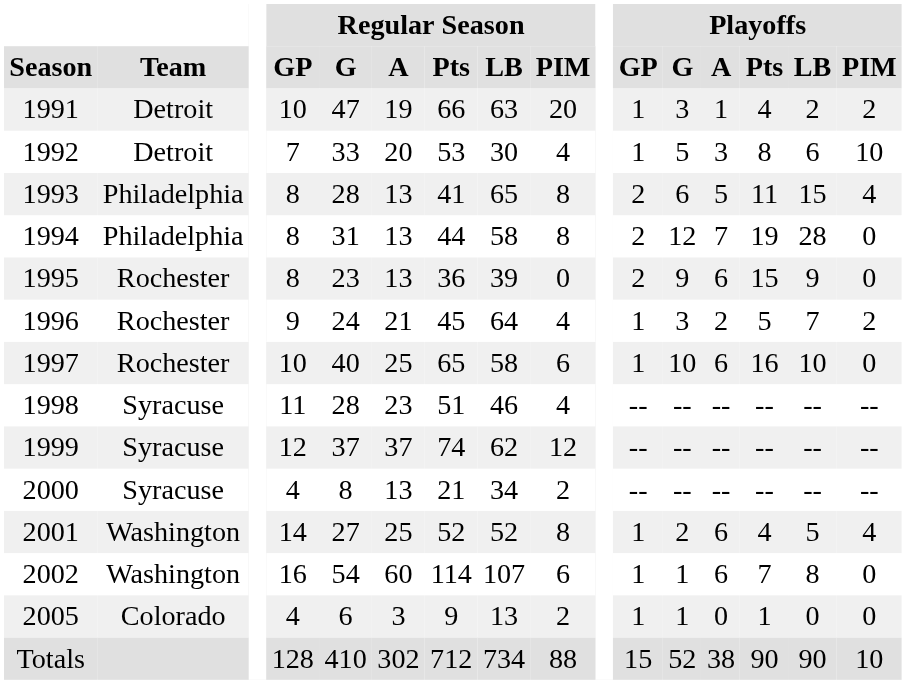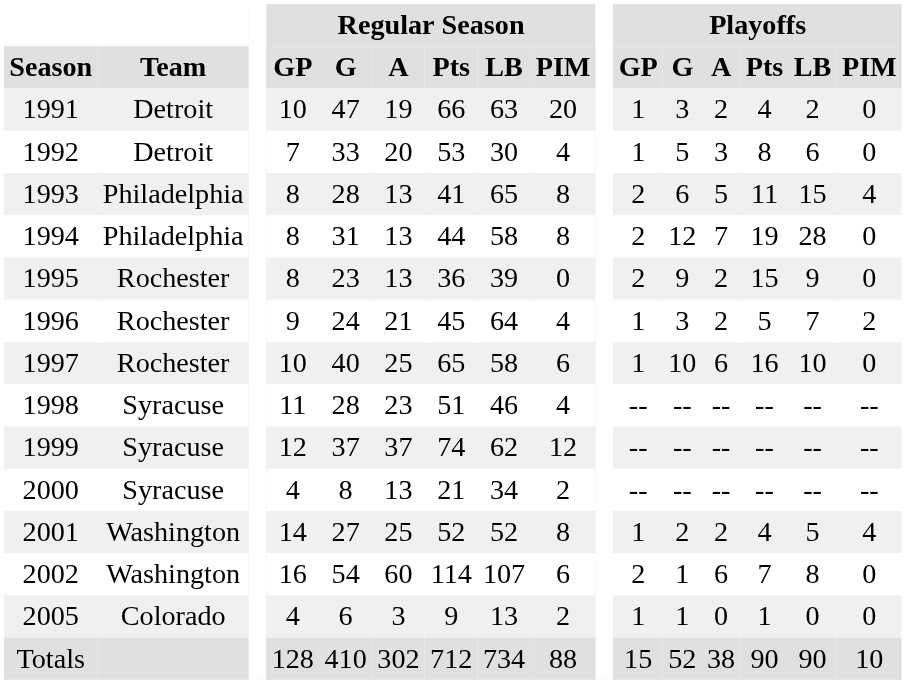(721, 109) 1 -> (721, 109) 2
(869, 109) 2 -> (869, 109) 0
(869, 151) 10 -> (869, 151) 0
(721, 278) 6 -> (721, 278) 2
(721, 531) 6 -> (721, 531) 2
(638, 573) 1 -> (638, 573) 2
